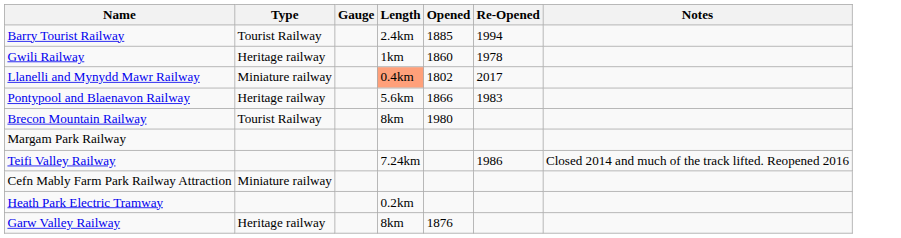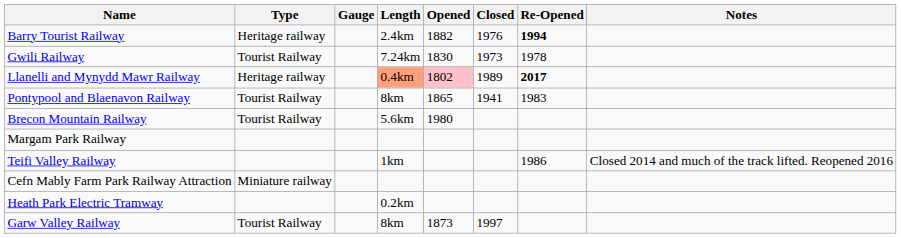+ column: (495, 14)
(280, 35) Tourist Railway -> (281, 35) Heritage railway
(440, 35) 1885 -> (440, 35) 1882
(490, 35) normal -> (534, 35) bold
(281, 56) Heritage railway -> (280, 56) Tourist Railway
(392, 56) 1km -> (400, 56) 7.24km
(440, 56) 1860 -> (440, 56) 1830
(285, 77) Miniature railway -> (281, 77) Heritage railway
(440, 77) no background -> (440, 77) pink background
(490, 77) normal -> (534, 77) bold
(281, 98) Heritage railway -> (280, 98) Tourist Railway
(397, 98) 5.6km -> (392, 98) 8km
(440, 98) 1866 -> (440, 98) 1865
(392, 118) 8km -> (397, 118) 5.6km
(400, 160) 7.24km -> (392, 160) 1km
(281, 222) Heritage railway -> (280, 222) Tourist Railway
(440, 222) 1876 -> (440, 222) 1873
